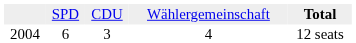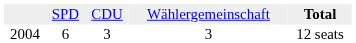(208, 34) 4 -> (208, 34) 3
